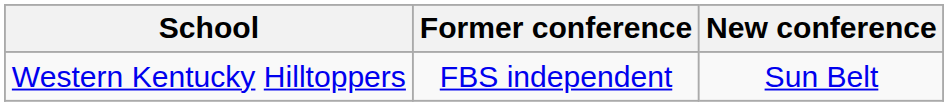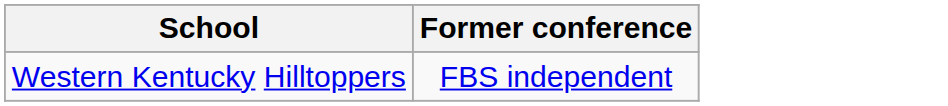- column: (821, 28)
